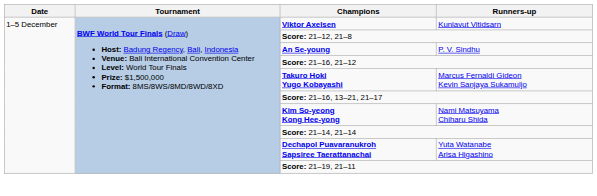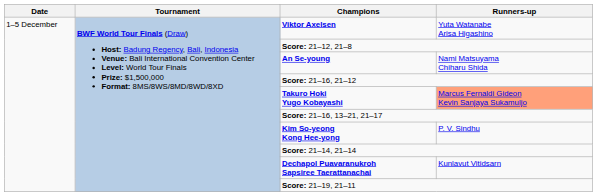(470, 23) Kunlavut Vitidsarn -> (466, 28) Yuta Watanabe Arisa Higashino
(459, 49) P. V. Sindhu -> (469, 63) Nami Matsuyama Chiharu Shida
(482, 79) no background -> (482, 98) lightsalmon background
(469, 114) Nami Matsuyama Chiharu Shida -> (459, 128) P. V. Sindhu
(466, 149) Yuta Watanabe Arisa Higashino -> (470, 163) Kunlavut Vitidsarn
